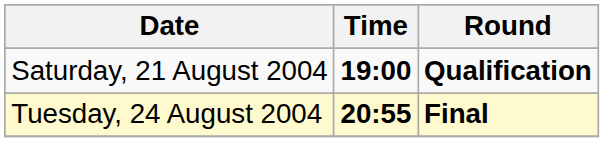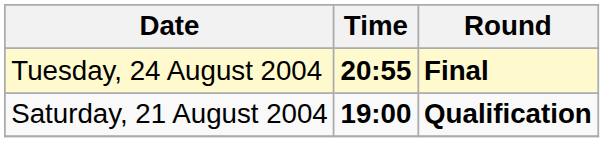rows swapped: (169, 70) <-> (167, 114)
